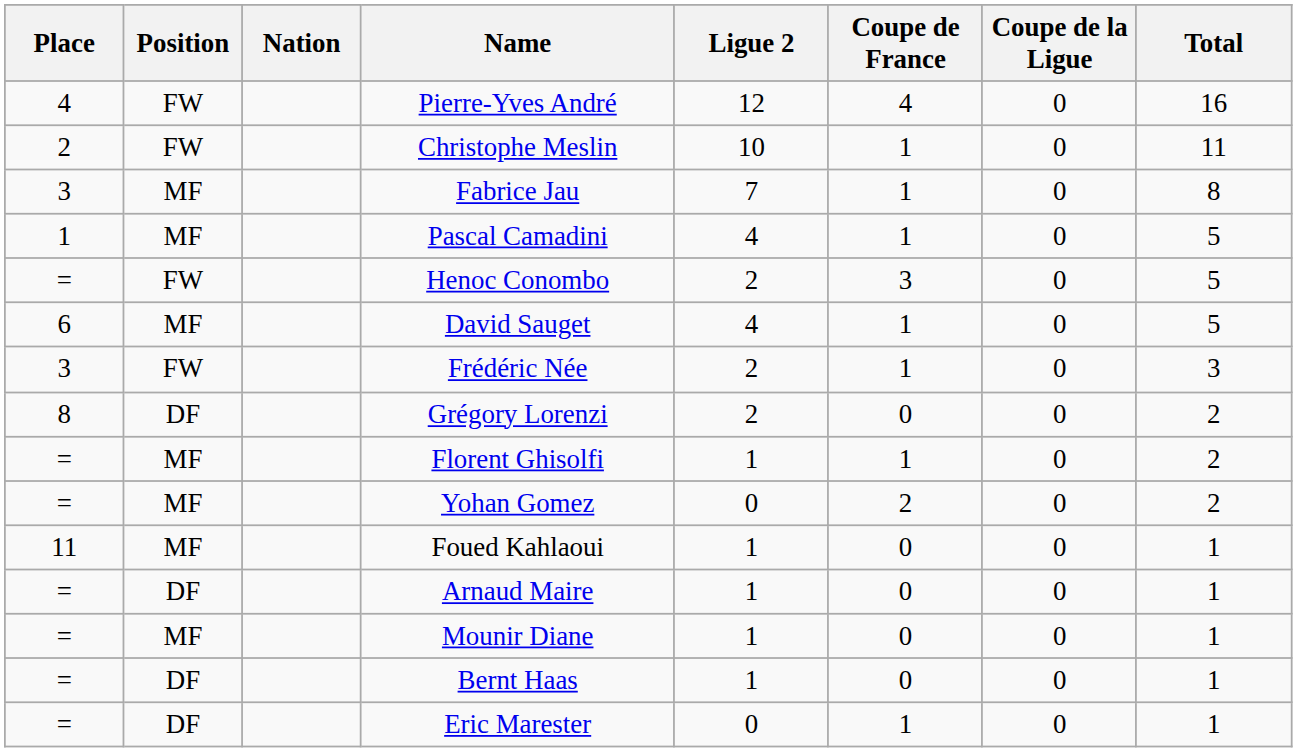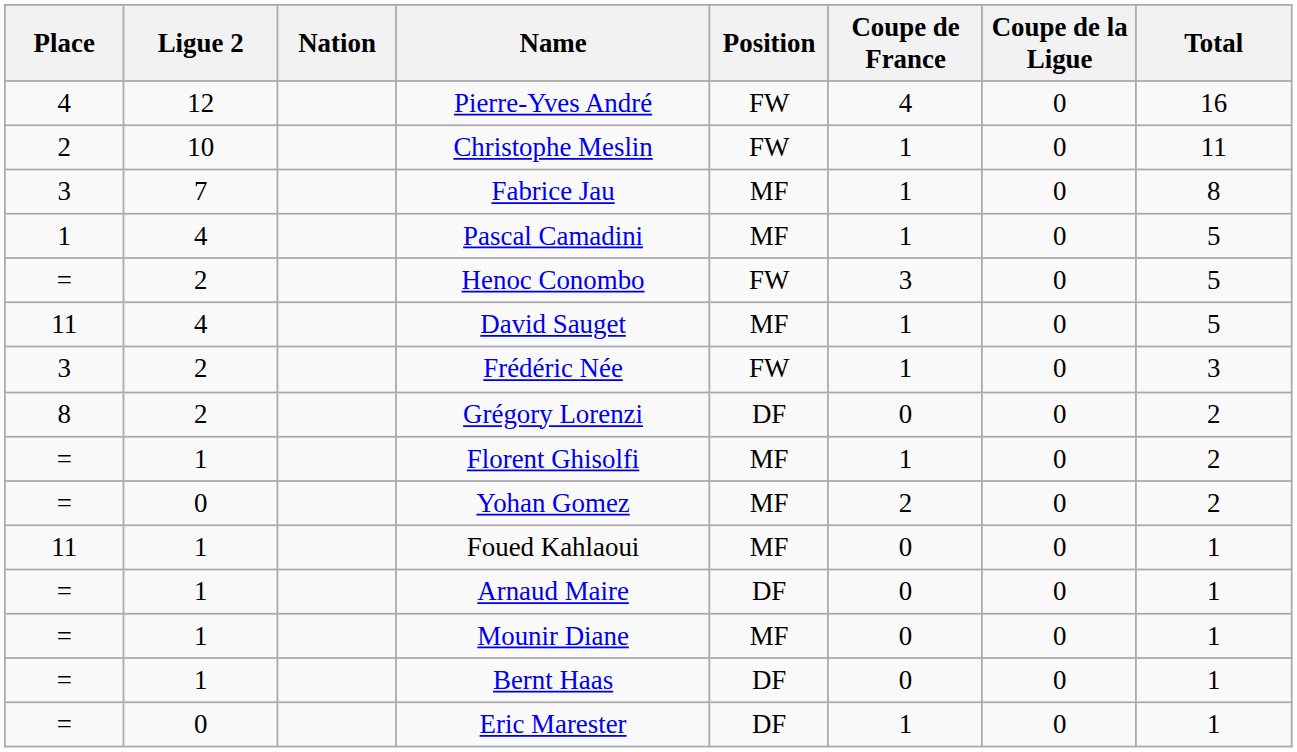columns swapped: (183, 42) <-> (751, 42)
(64, 324) 6 -> (64, 324) 11
